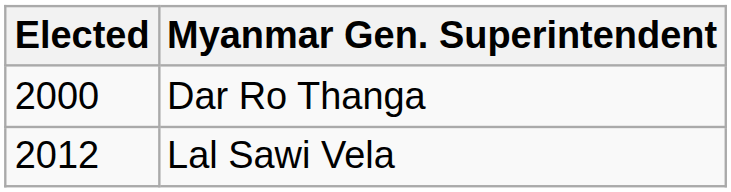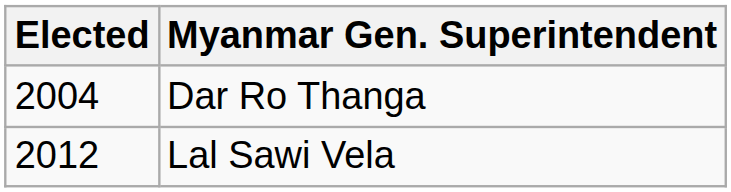(57, 95) 2000 -> (57, 95) 2004
